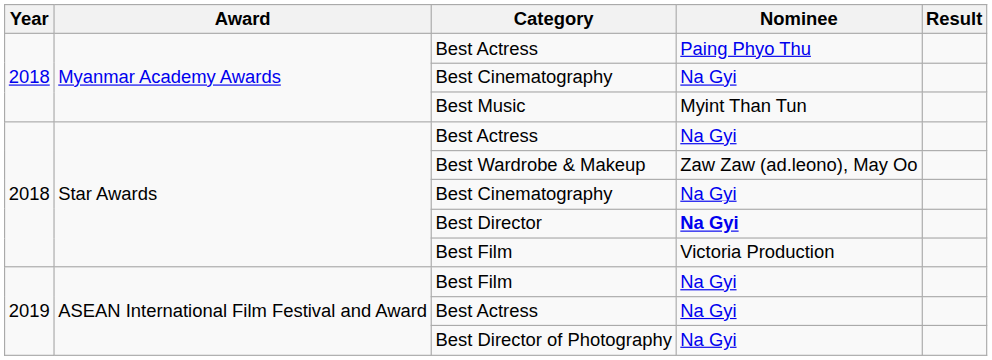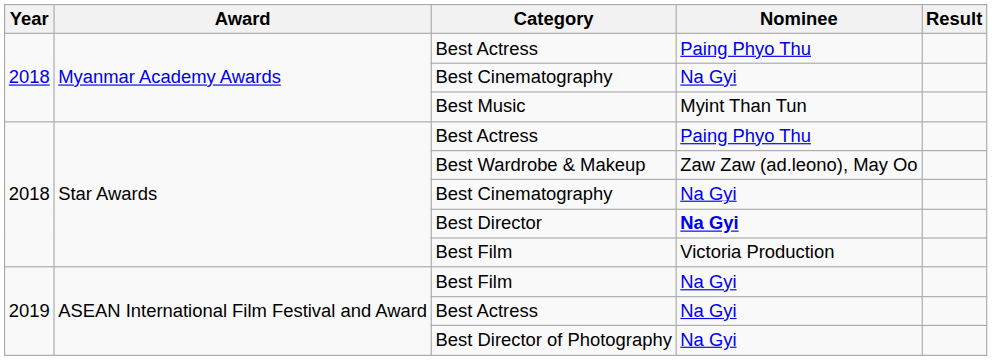(708, 135) Na Gyi -> (746, 135) Paing Phyo Thu
